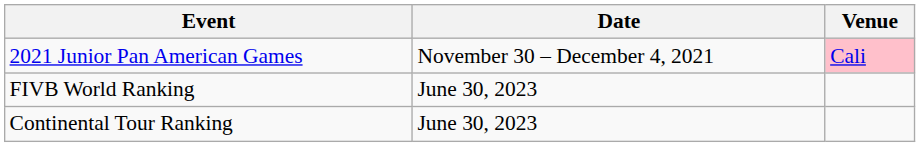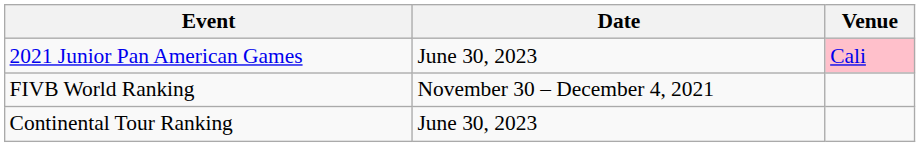(566, 55) November 30 – December 4, 2021 -> (477, 55) June 30, 2023
(477, 89) June 30, 2023 -> (566, 89) November 30 – December 4, 2021
